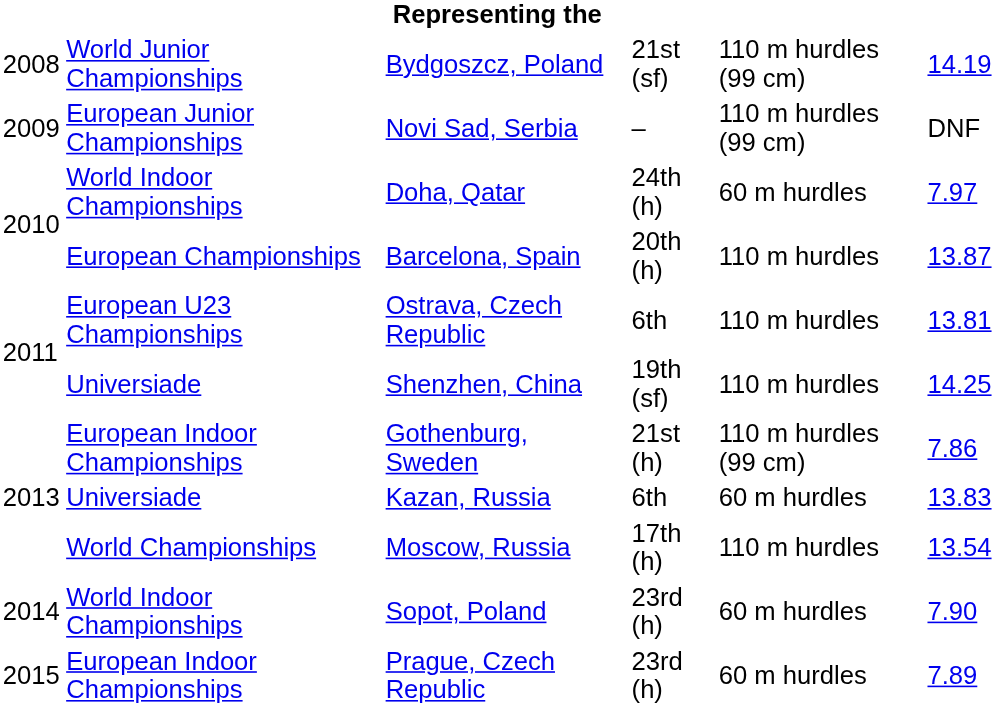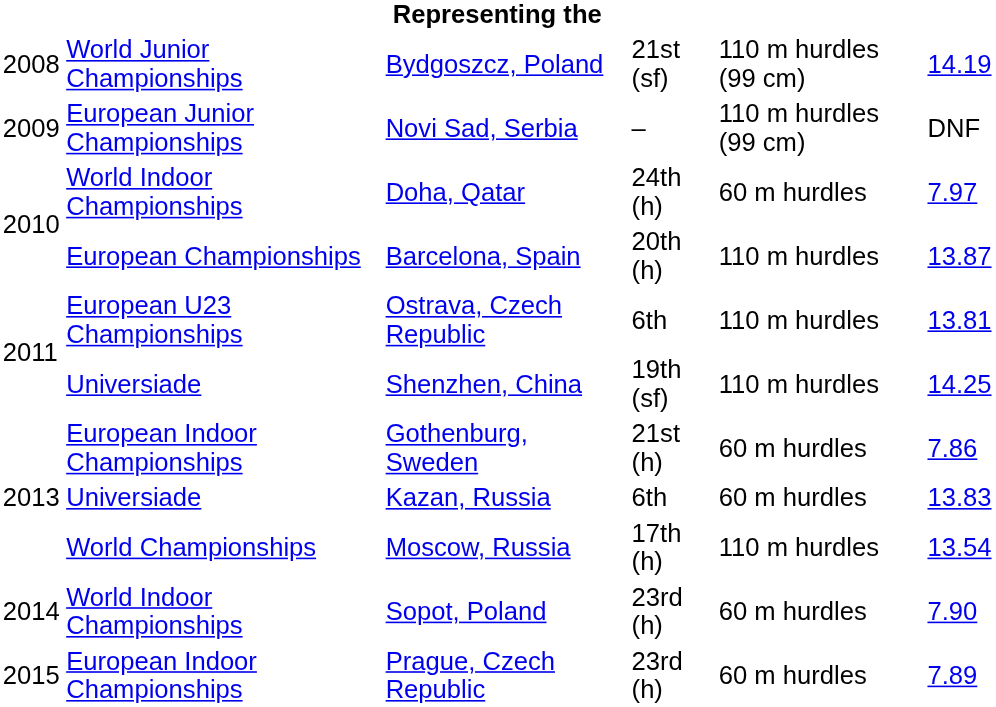(799, 448) 110 m hurdles (99 cm) -> (793, 448) 60 m hurdles
